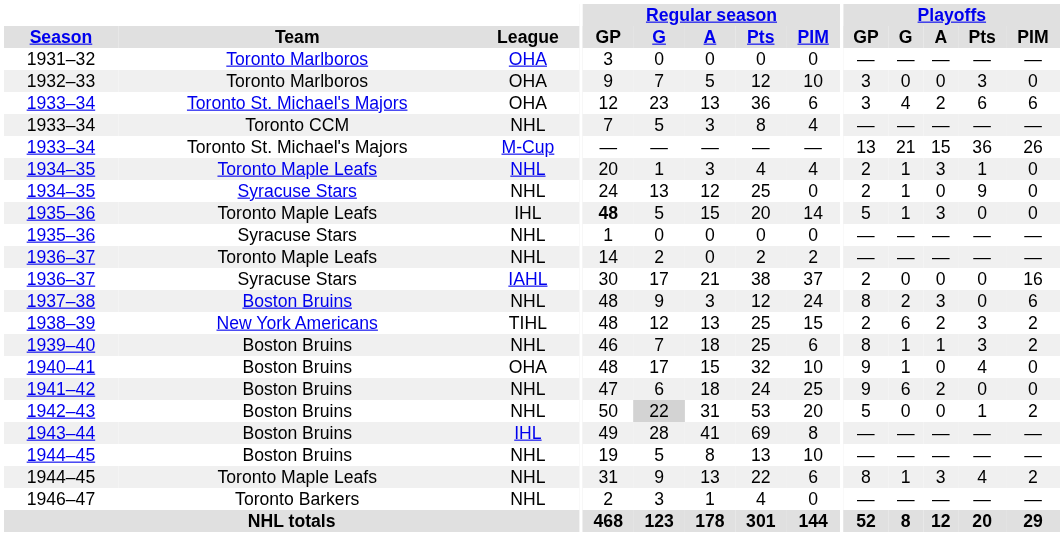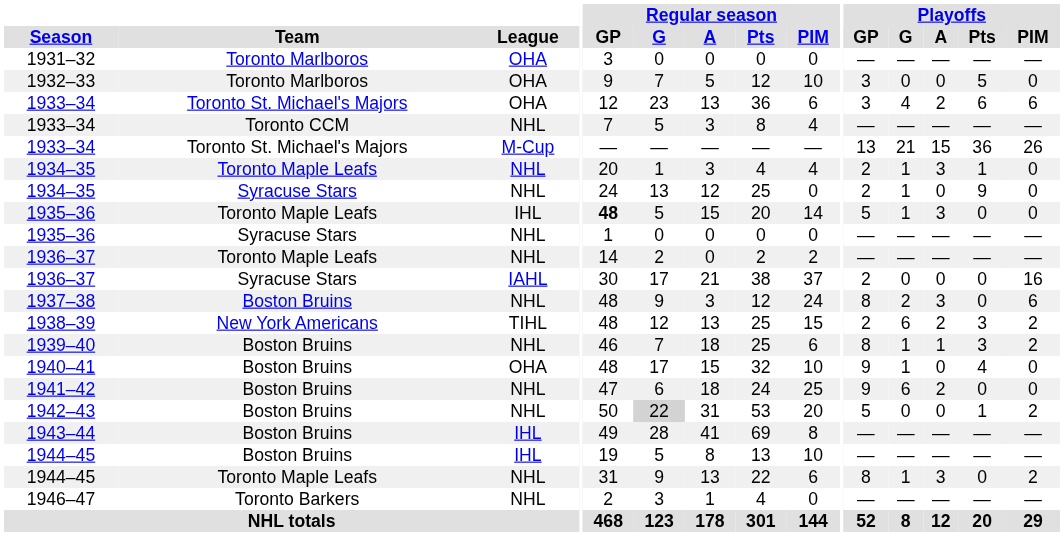(982, 80) 3 -> (982, 80) 5
(528, 454) NHL -> (528, 454) IHL
(982, 476) 4 -> (982, 476) 0
